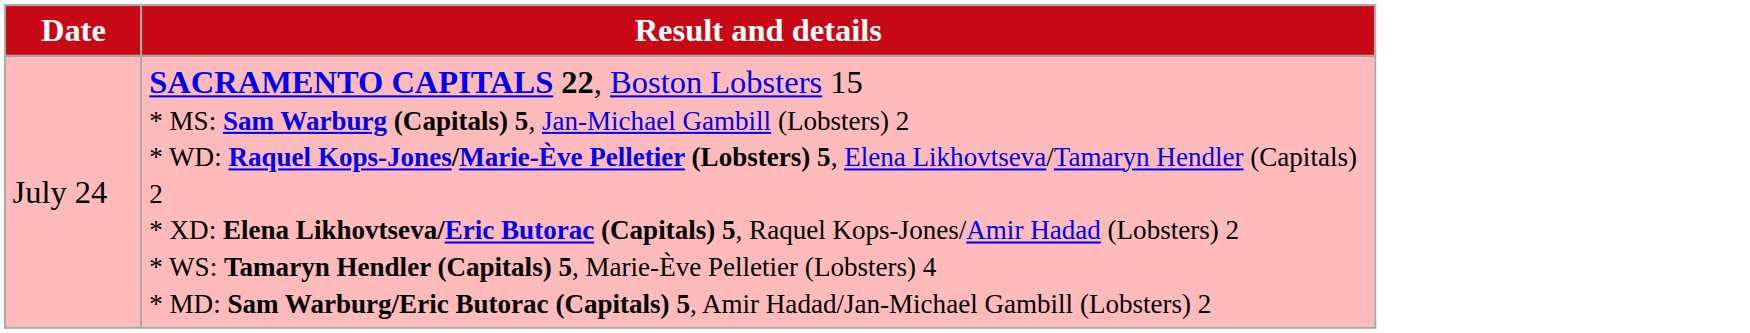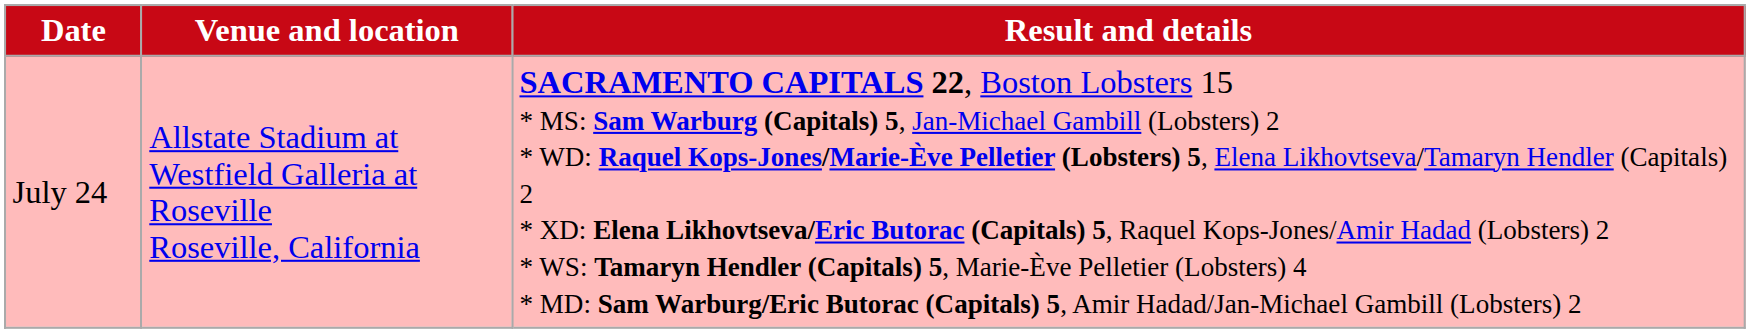+ column: (327, 30)
